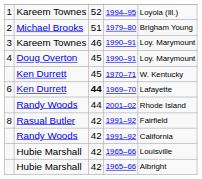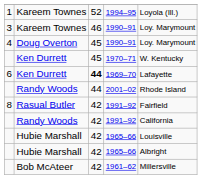- row: (9, 27)
+ row: (9, 167)
